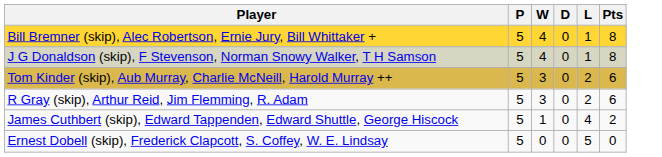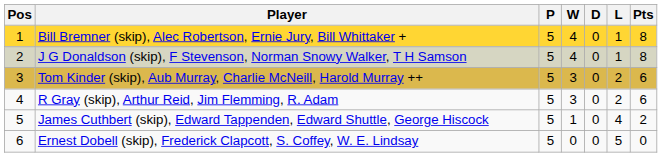+ column: (20, 15)
